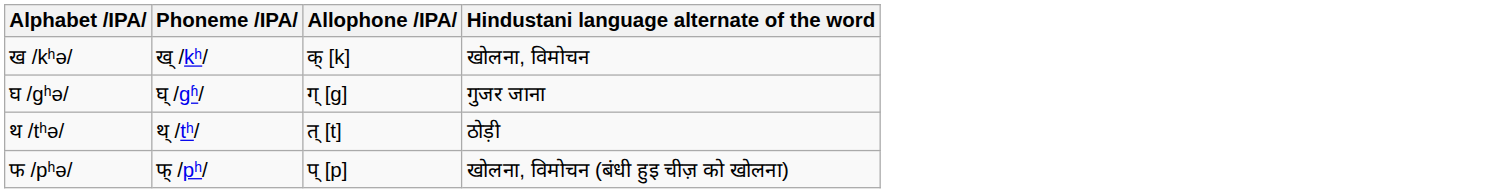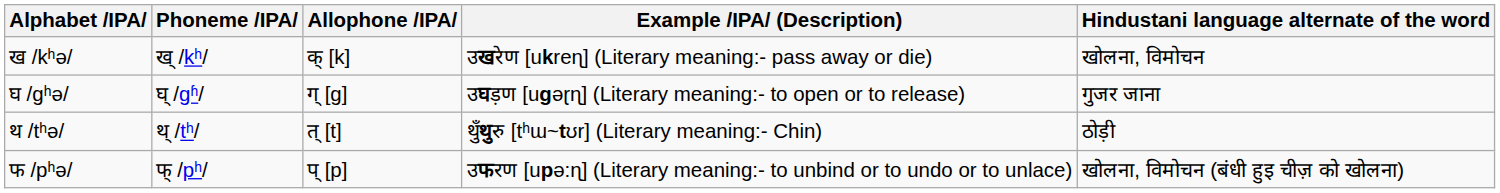+ column: (769, 20)
